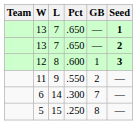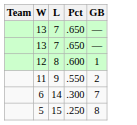- column: (120, 12)
